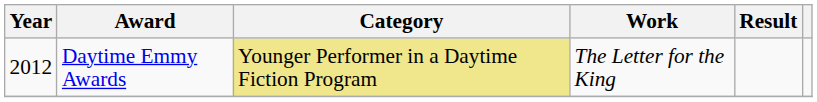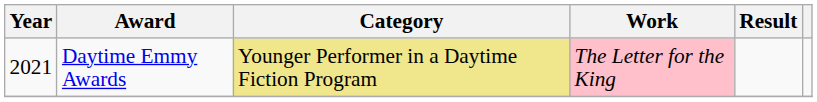(31, 67) 2012 -> (31, 67) 2021
(649, 67) no background -> (649, 67) pink background
